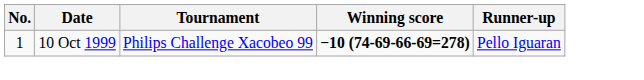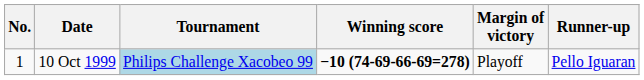+ column: (511, 26)
(218, 43) no background -> (218, 61) lightblue background
